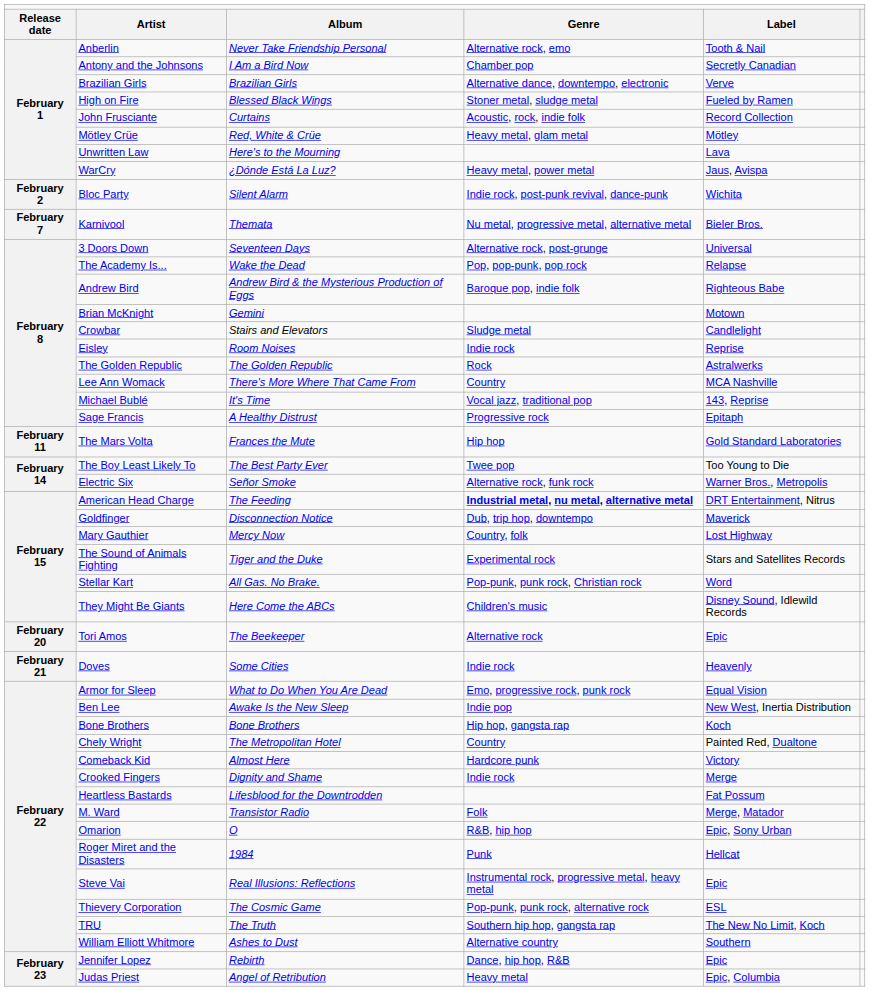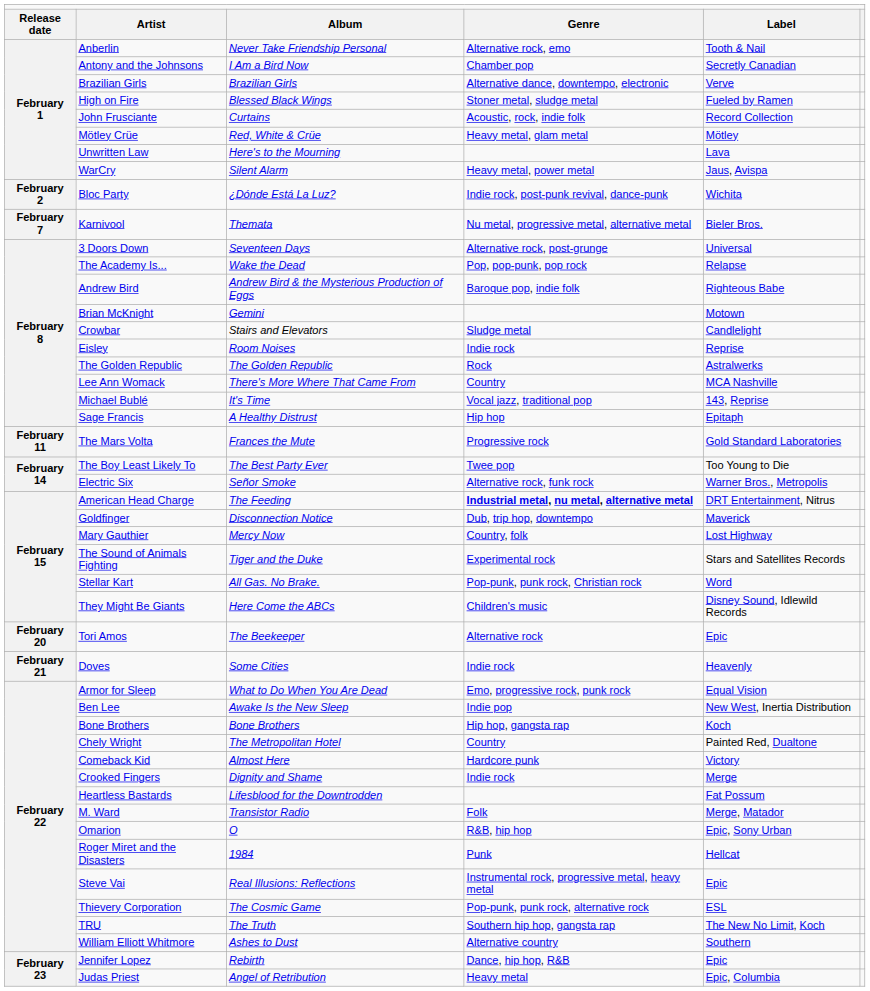(282, 170) ¿Dónde Está La Luz? -> (258, 170) Silent Alarm
(258, 194) Silent Alarm -> (282, 194) ¿Dónde Está La Luz?
(508, 418) Progressive rock -> (486, 418) Hip hop
(486, 441) Hip hop -> (508, 441) Progressive rock
